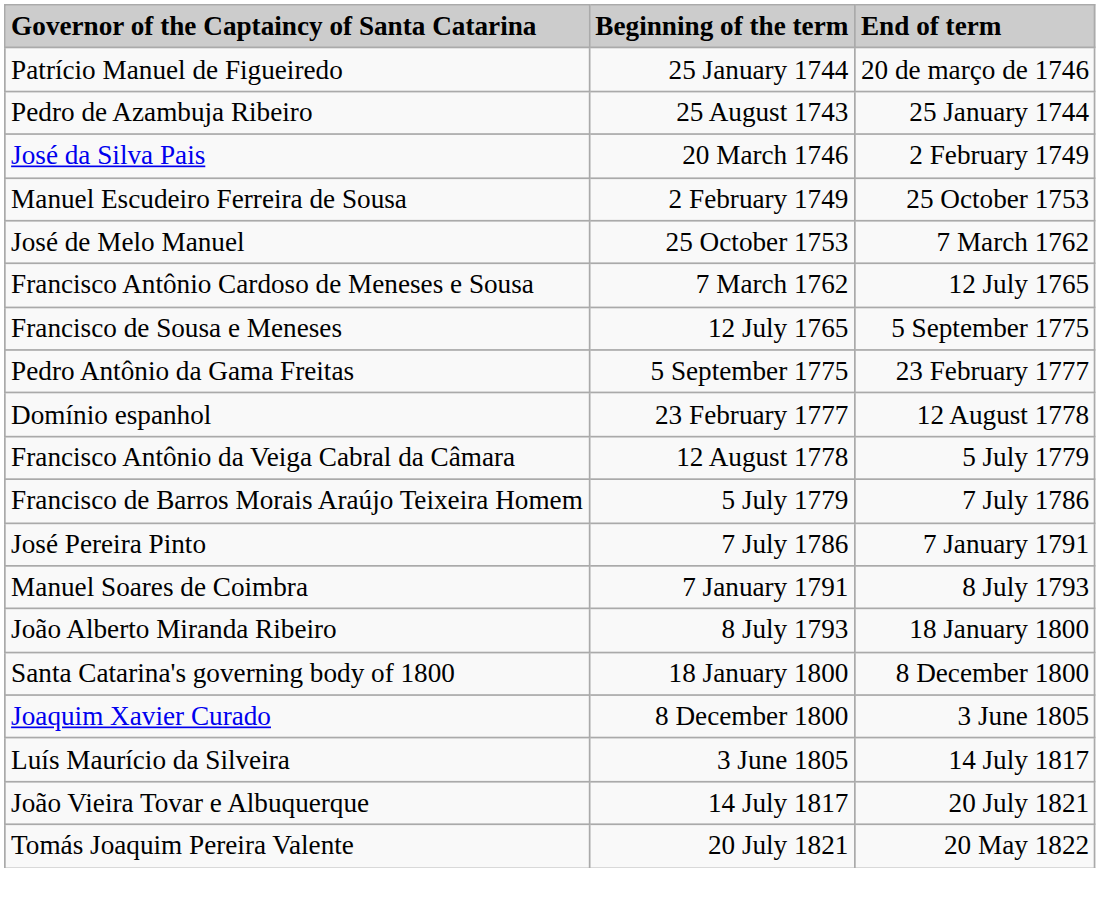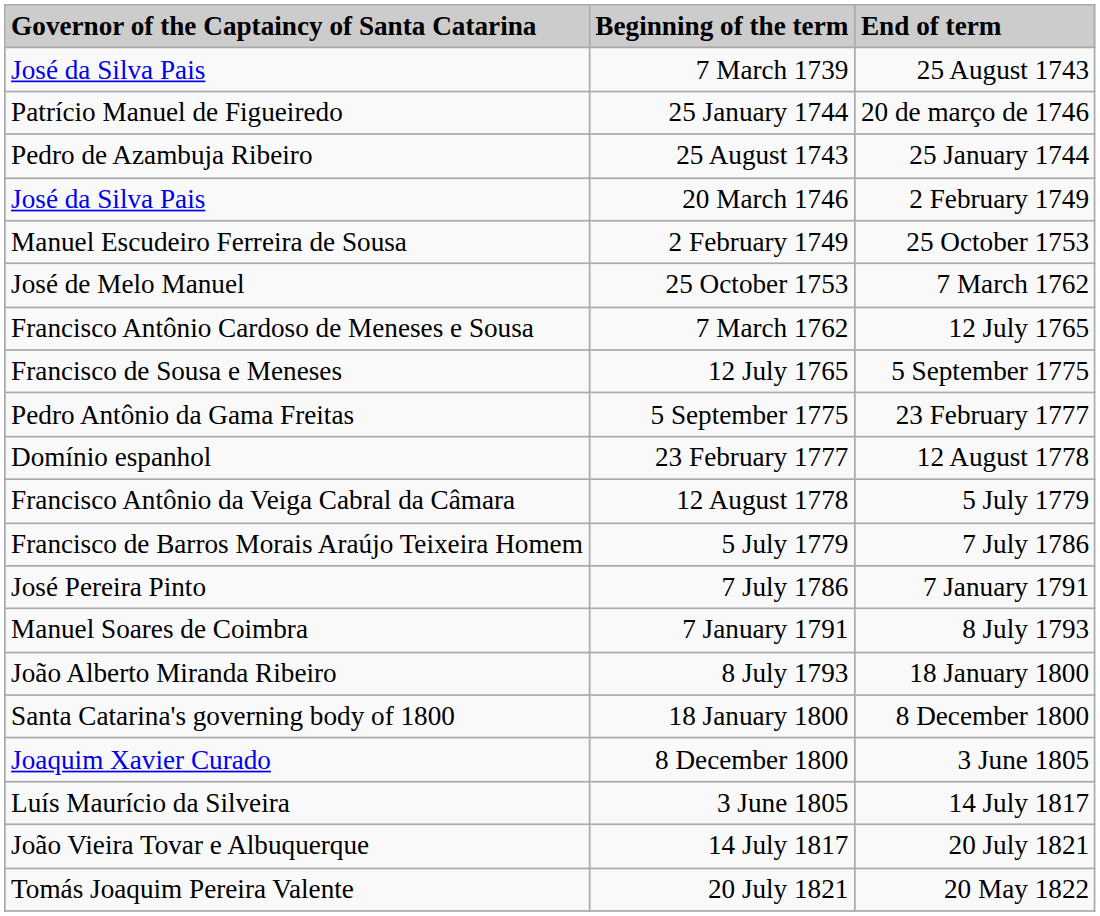+ row: (772, 69)
